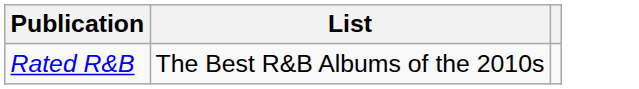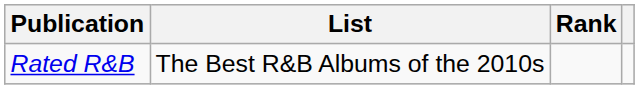+ column: (586, 24)
